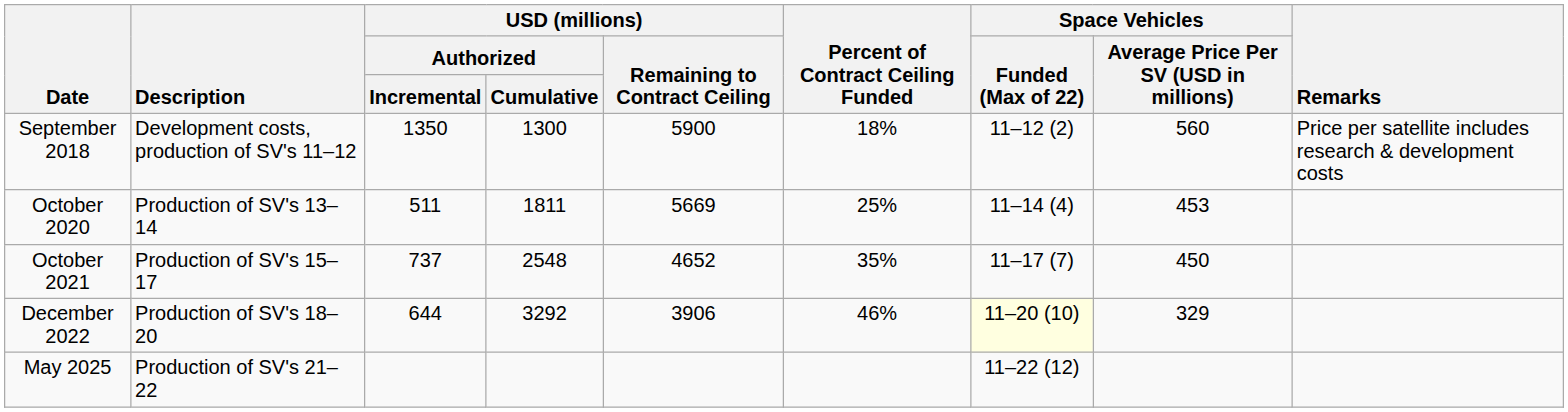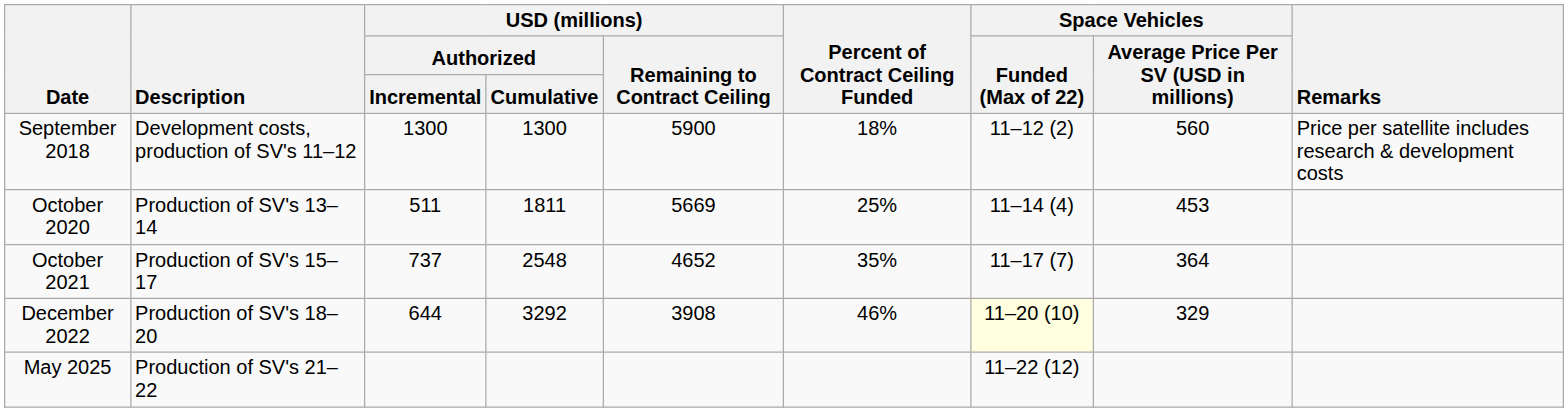(425, 128) 1350 -> (425, 128) 1300
(1193, 259) 450 -> (1193, 259) 364
(693, 313) 3906 -> (693, 313) 3908
